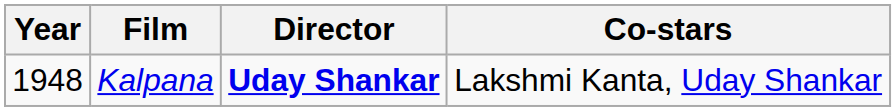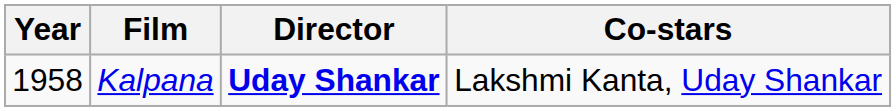(48, 79) 1948 -> (48, 79) 1958
